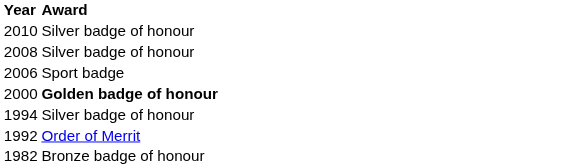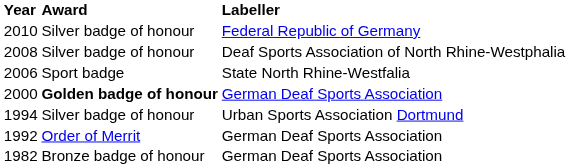+ column: (251, 10)
